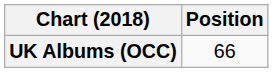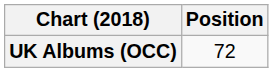(225, 51) 66 -> (225, 51) 72
